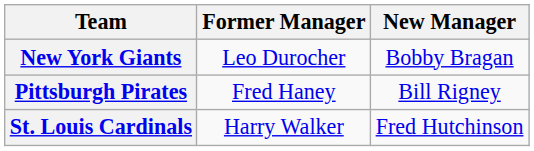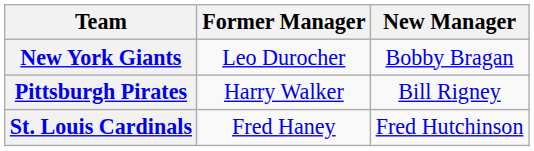(284, 92) Fred Haney -> (284, 92) Harry Walker
(284, 127) Harry Walker -> (284, 127) Fred Haney
